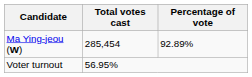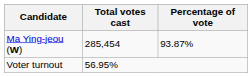(177, 44) 92.89% -> (177, 44) 93.87%
